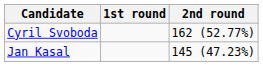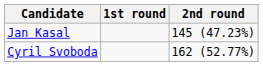rows swapped: (52, 33) <-> (39, 52)
